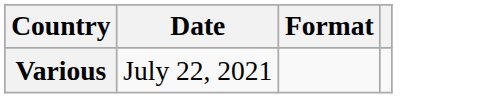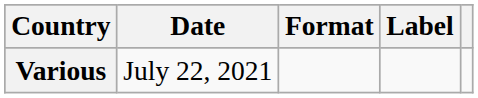+ column: (420, 26)
